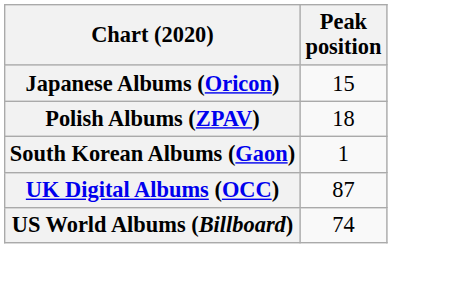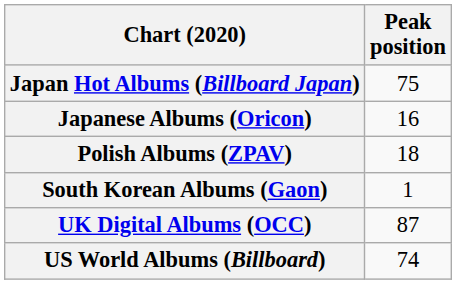+ row: (185, 82)
(343, 82) 15 -> (408, 118) 16
